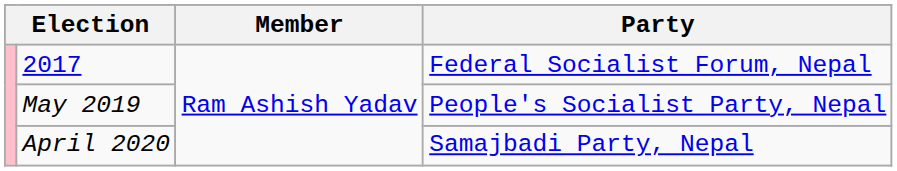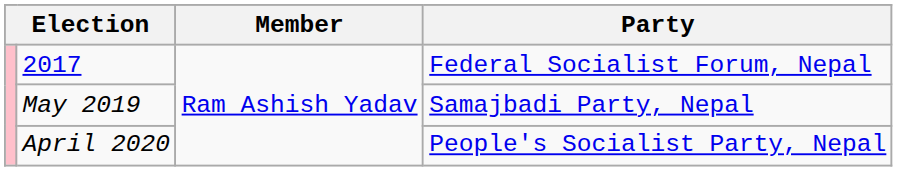(658, 105) People's Socialist Party, Nepal -> (591, 105) Samajbadi Party, Nepal
(591, 145) Samajbadi Party, Nepal -> (658, 145) People's Socialist Party, Nepal
